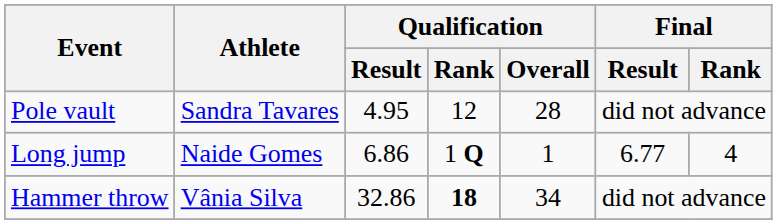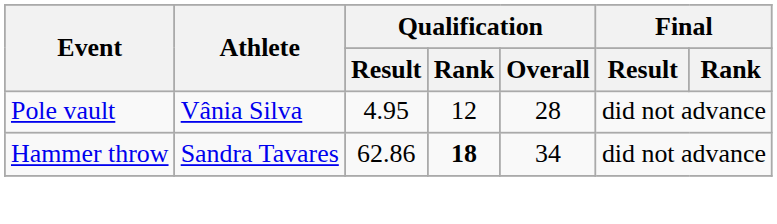(260, 111) Sandra Tavares -> (241, 111) Vânia Silva
- row: (68, 154)
(241, 197) Vânia Silva -> (260, 154) Sandra Tavares
(386, 197) 32.86 -> (386, 154) 62.86
